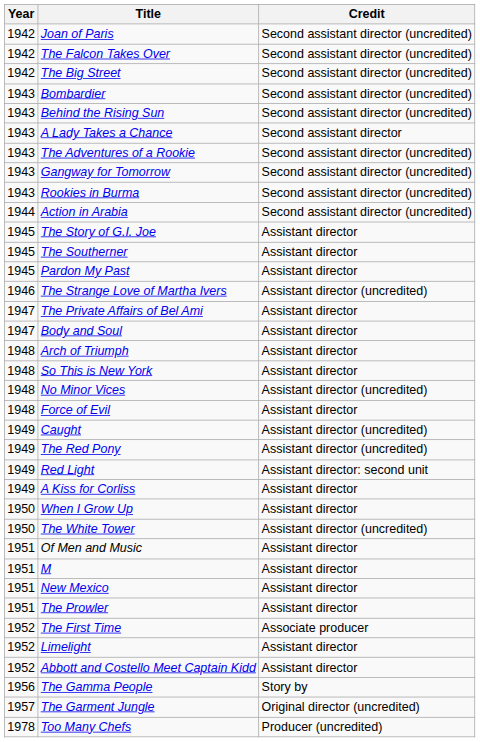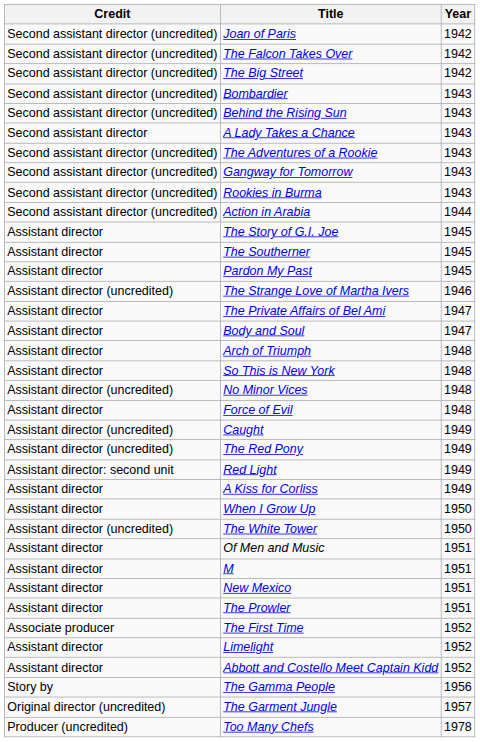columns swapped: (21, 14) <-> (367, 14)
